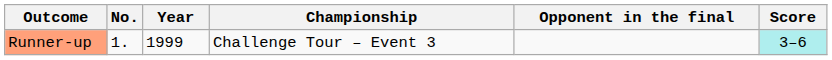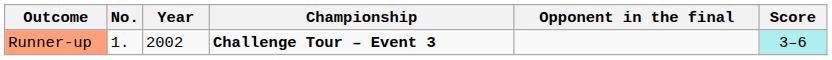(165, 42) 1999 -> (165, 42) 2002
(324, 42) normal -> (324, 42) bold
